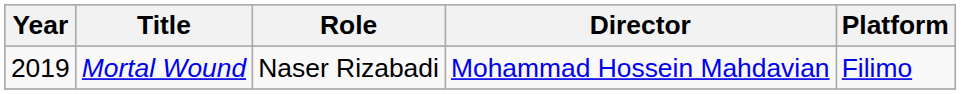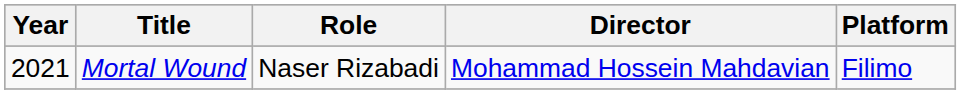(40, 67) 2019 -> (40, 67) 2021
